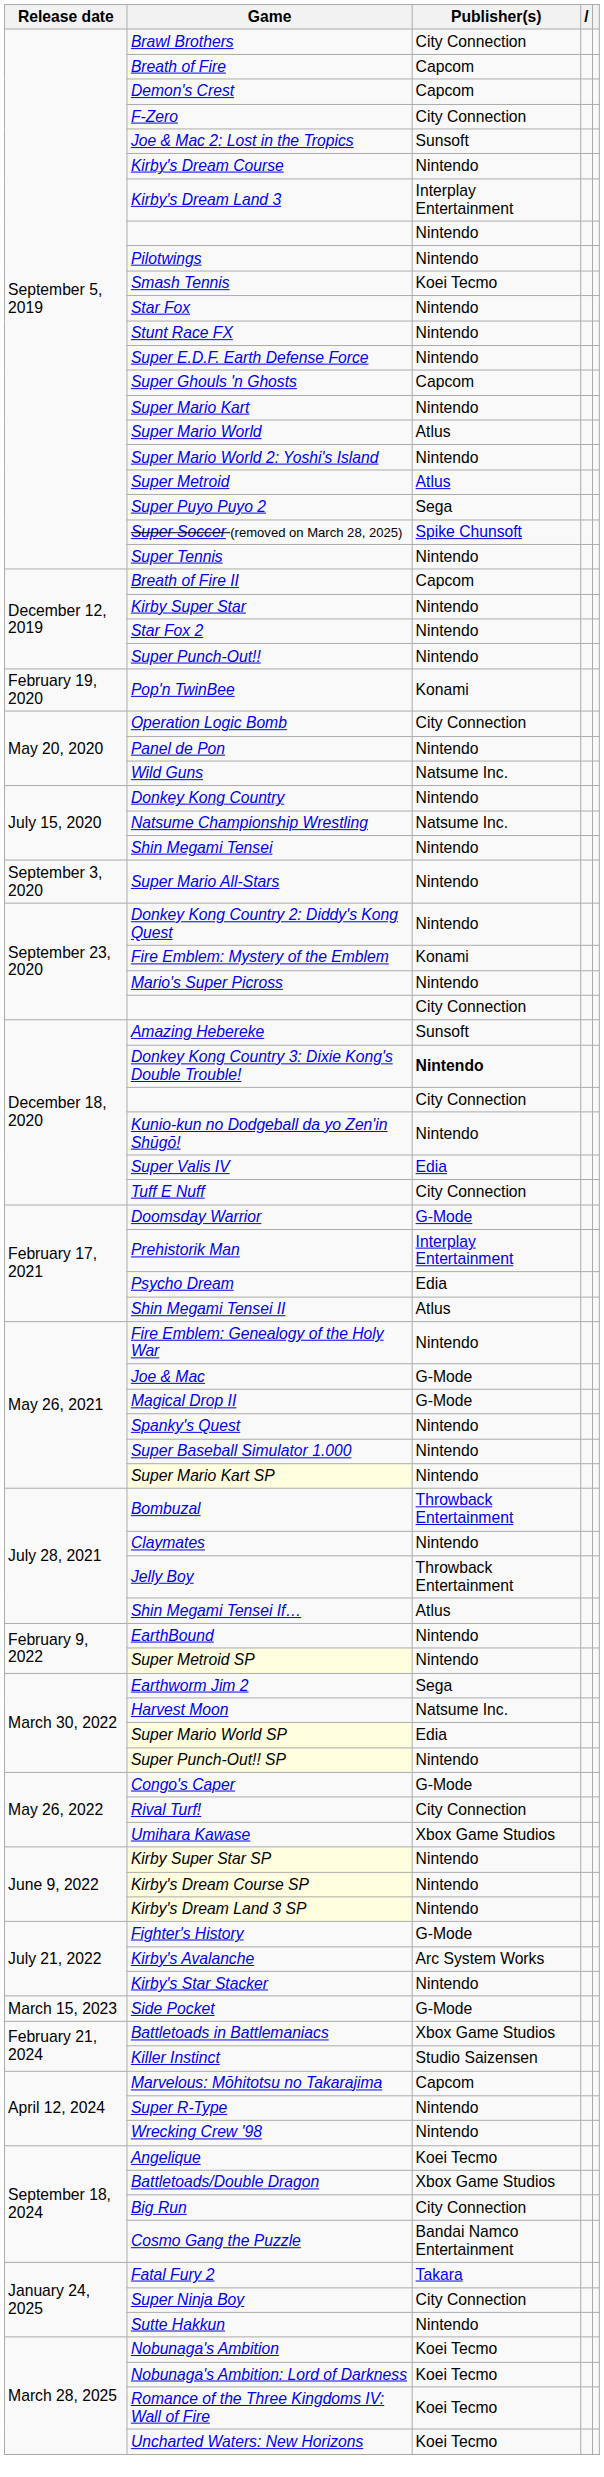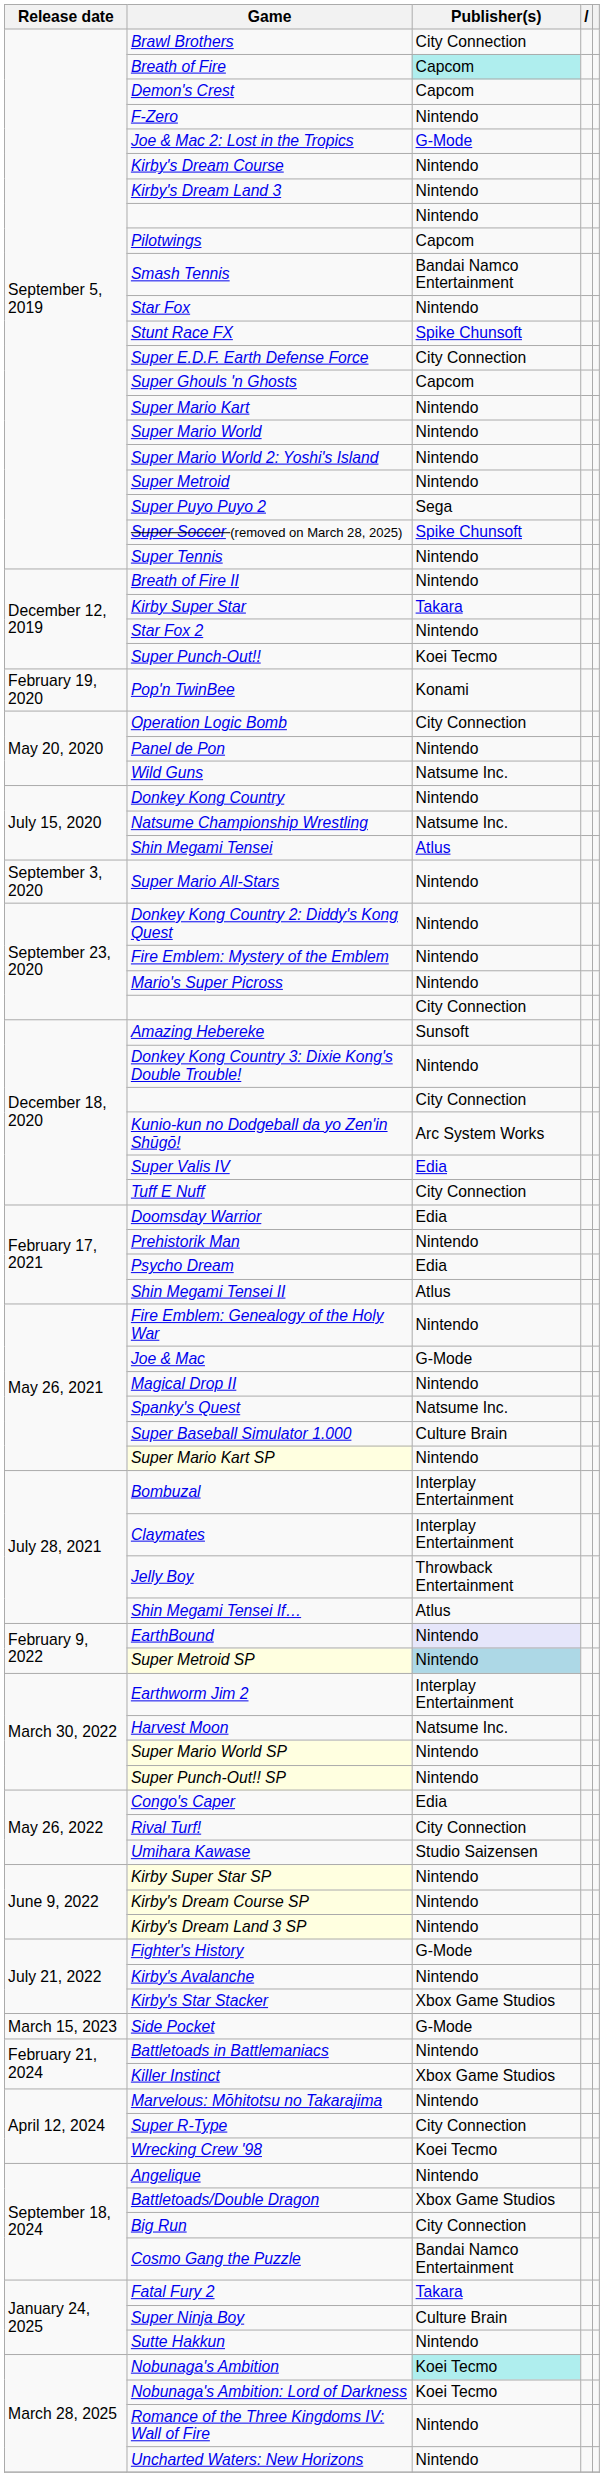(445, 66) no background -> (445, 66) paleturquoise background
(471, 116) City Connection -> (447, 116) Nintendo
(442, 141) Sunsoft -> (444, 141) G-Mode
(464, 199) Interplay Entertainment -> (447, 191) Nintendo
(447, 258) Nintendo -> (445, 240) Capcom
(456, 283) Koei Tecmo -> (467, 274) Bandai Namco Entertainment
(447, 332) Nintendo -> (469, 332) Spike Chunsoft
(447, 357) Nintendo -> (471, 357) City Connection
(433, 432) Atlus -> (447, 432) Nintendo
(433, 482) Atlus -> (447, 482) Nintendo
(445, 581) Capcom -> (447, 581) Nintendo
(447, 606) Nintendo -> (439, 606) Takara
(447, 656) Nintendo -> (456, 656) Koei Tecmo
(447, 847) Nintendo -> (433, 847) Atlus
(442, 957) Konami -> (447, 957) Nintendo
(450, 1066) bold -> (447, 1066) normal
(447, 1133) Nintendo -> (480, 1133) Arc System Works
(444, 1216) G-Mode -> (431, 1216) Edia
(464, 1250) Interplay Entertainment -> (447, 1241) Nintendo
(444, 1401) G-Mode -> (447, 1383) Nintendo
(447, 1426) Nintendo -> (462, 1408) Natsume Inc.
(447, 1451) Nintendo -> (461, 1433) Culture Brain
(464, 1509) Throwback Entertainment -> (464, 1492) Interplay Entertainment
(447, 1543) Nintendo -> (464, 1534) Interplay Entertainment
(447, 1635) no background -> (447, 1635) lavender background
(447, 1660) no background -> (447, 1660) lightblue background
(434, 1685) Sega -> (464, 1694) Interplay Entertainment
(431, 1735) Edia -> (447, 1752) Nintendo
(444, 1784) G-Mode -> (431, 1802) Edia
(485, 1834) Xbox Game Studios -> (477, 1852) Studio Saizensen
(480, 1958) Arc System Works -> (447, 1976) Nintendo
(447, 1983) Nintendo -> (485, 2001) Xbox Game Studios
(485, 2033) Xbox Game Studios -> (447, 2051) Nintendo
(477, 2058) Studio Saizensen -> (485, 2076) Xbox Game Studios
(445, 2083) Capcom -> (447, 2100) Nintendo
(447, 2108) Nintendo -> (471, 2125) City Connection
(447, 2132) Nintendo -> (456, 2150) Koei Tecmo
(456, 2157) Koei Tecmo -> (447, 2175) Nintendo
(471, 2299) City Connection -> (461, 2317) Culture Brain
(456, 2349) no background -> (456, 2367) paleturquoise background
(456, 2408) Koei Tecmo -> (447, 2425) Nintendo
(456, 2441) Koei Tecmo -> (447, 2459) Nintendo
